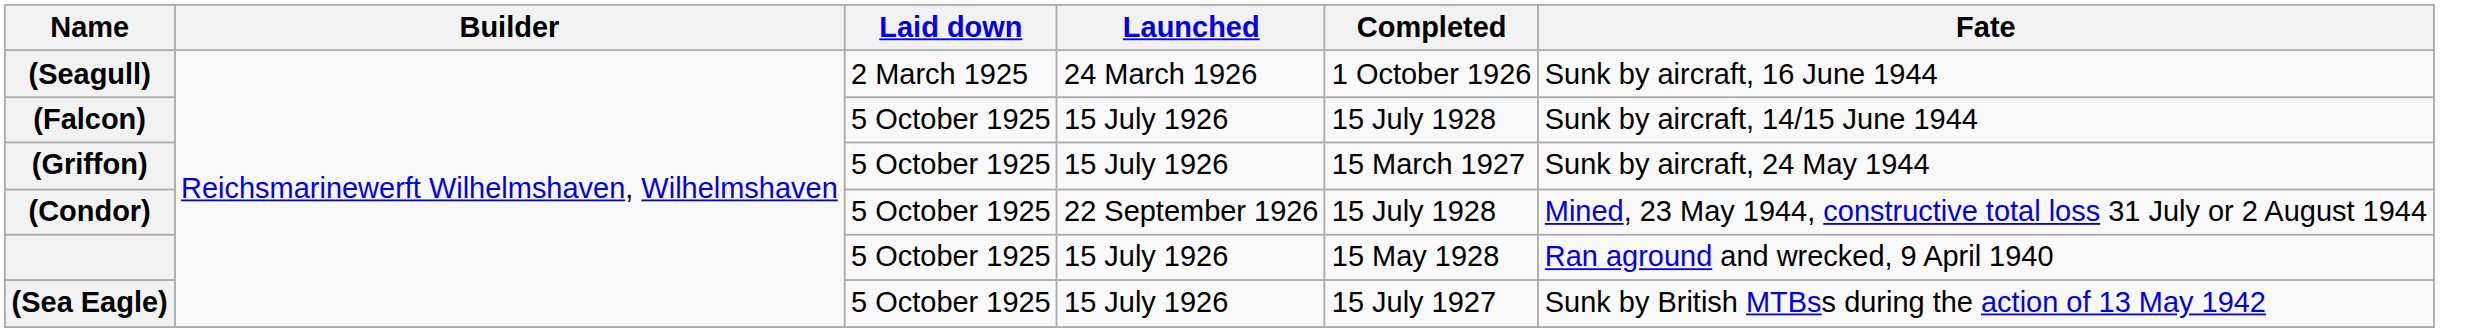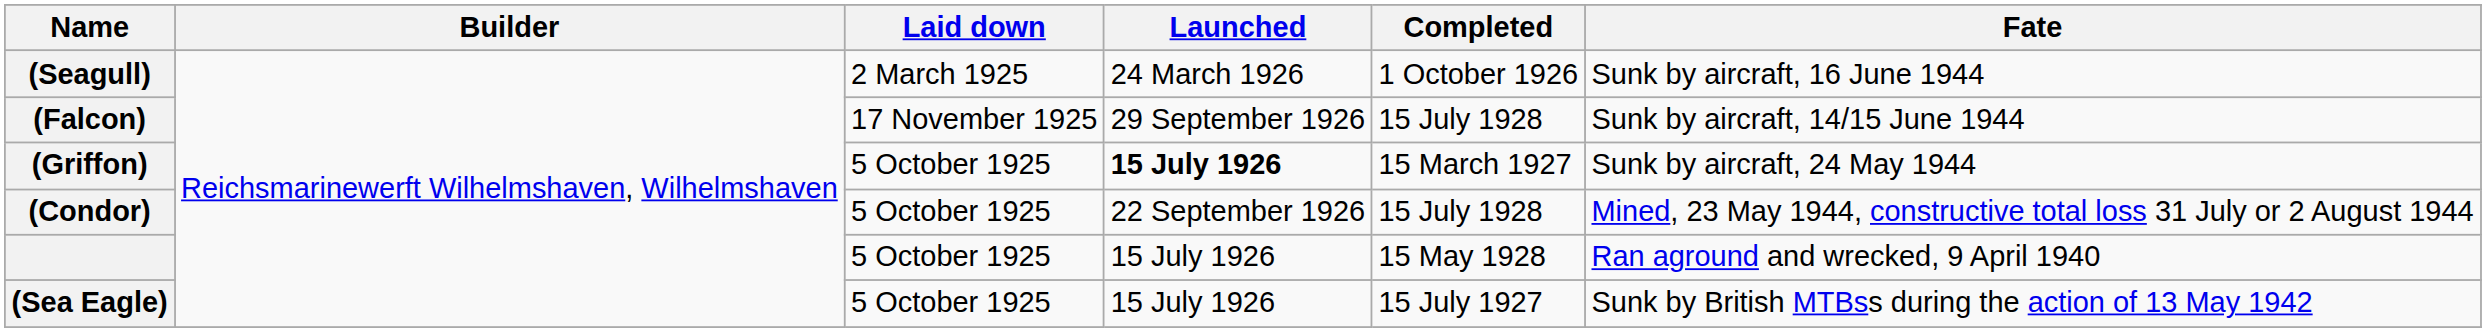(951, 119) 5 October 1925 -> (974, 119) 17 November 1925
(1146, 119) 15 July 1926 -> (1238, 119) 29 September 1926
(1146, 165) normal -> (1196, 165) bold
